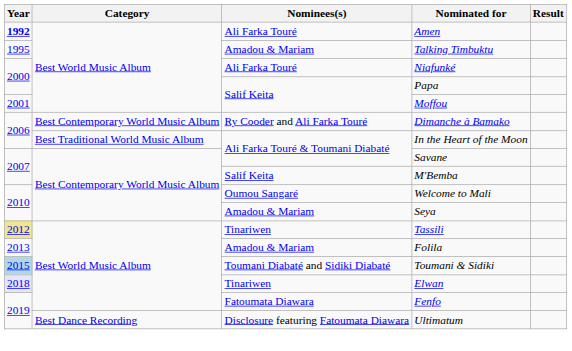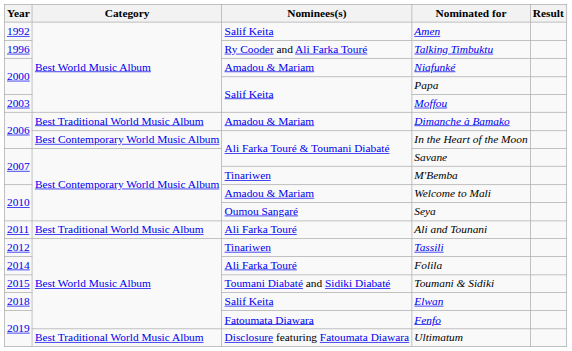(18, 31) bold -> (18, 31) normal
(261, 31) Ali Farka Touré -> (249, 31) Salif Keita
(18, 49) 1995 -> (18, 49) 1996
(269, 49) Amadou & Mariam -> (296, 49) Ry Cooder and Ali Farka Touré
(261, 67) Ali Farka Touré -> (269, 67) Amadou & Mariam
(18, 103) 2001 -> (18, 103) 2003
(127, 121) Best Contemporary World Music Album -> (119, 121) Best Traditional World Music Album
(296, 121) Ry Cooder and Ali Farka Touré -> (269, 121) Amadou & Mariam
(119, 139) Best Traditional World Music Album -> (127, 139) Best Contemporary World Music Album
(249, 175) Salif Keita -> (248, 175) Tinariwen
(261, 193) Oumou Sangaré -> (269, 193) Amadou & Mariam
(269, 211) Amadou & Mariam -> (261, 211) Oumou Sangaré
+ row: (451, 229)
(18, 229) khaki background -> (18, 247) no background
(18, 247) 2013 -> (18, 265) 2014
(269, 247) Amadou & Mariam -> (261, 265) Ali Farka Touré
(18, 265) lightblue background -> (18, 283) no background
(18, 283) lavender background -> (18, 301) no background
(248, 283) Tinariwen -> (249, 301) Salif Keita
(86, 319) Best Dance Recording -> (119, 337) Best Traditional World Music Album
